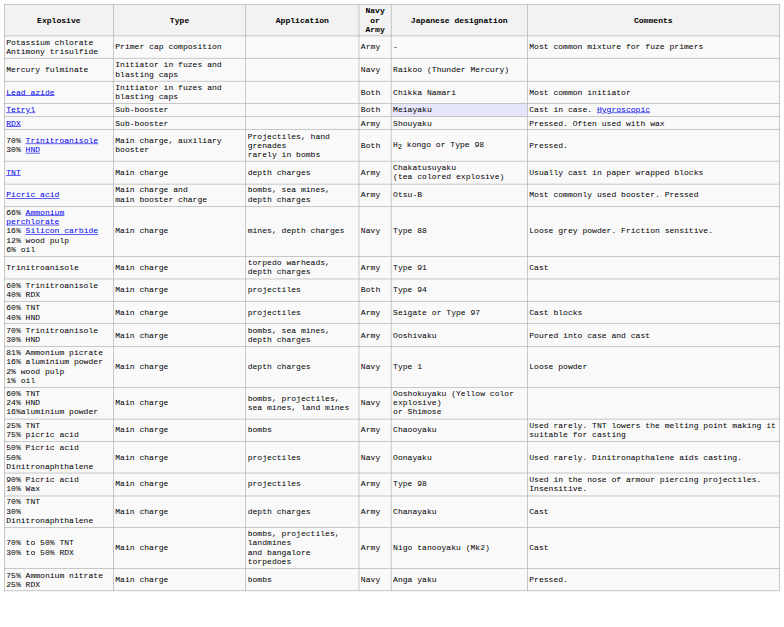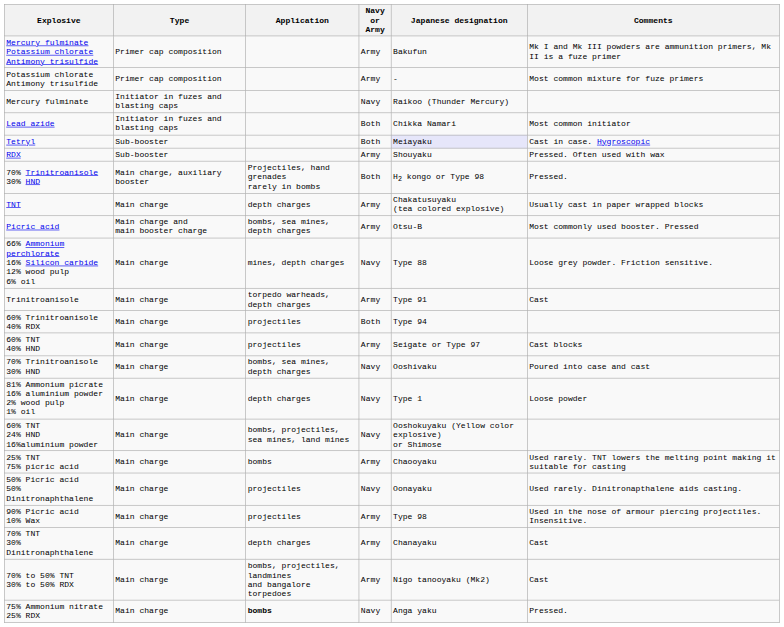+ row: (52, 52)
(371, 335) Army -> (371, 367) Navy
(260, 580) normal -> (260, 611) bold
